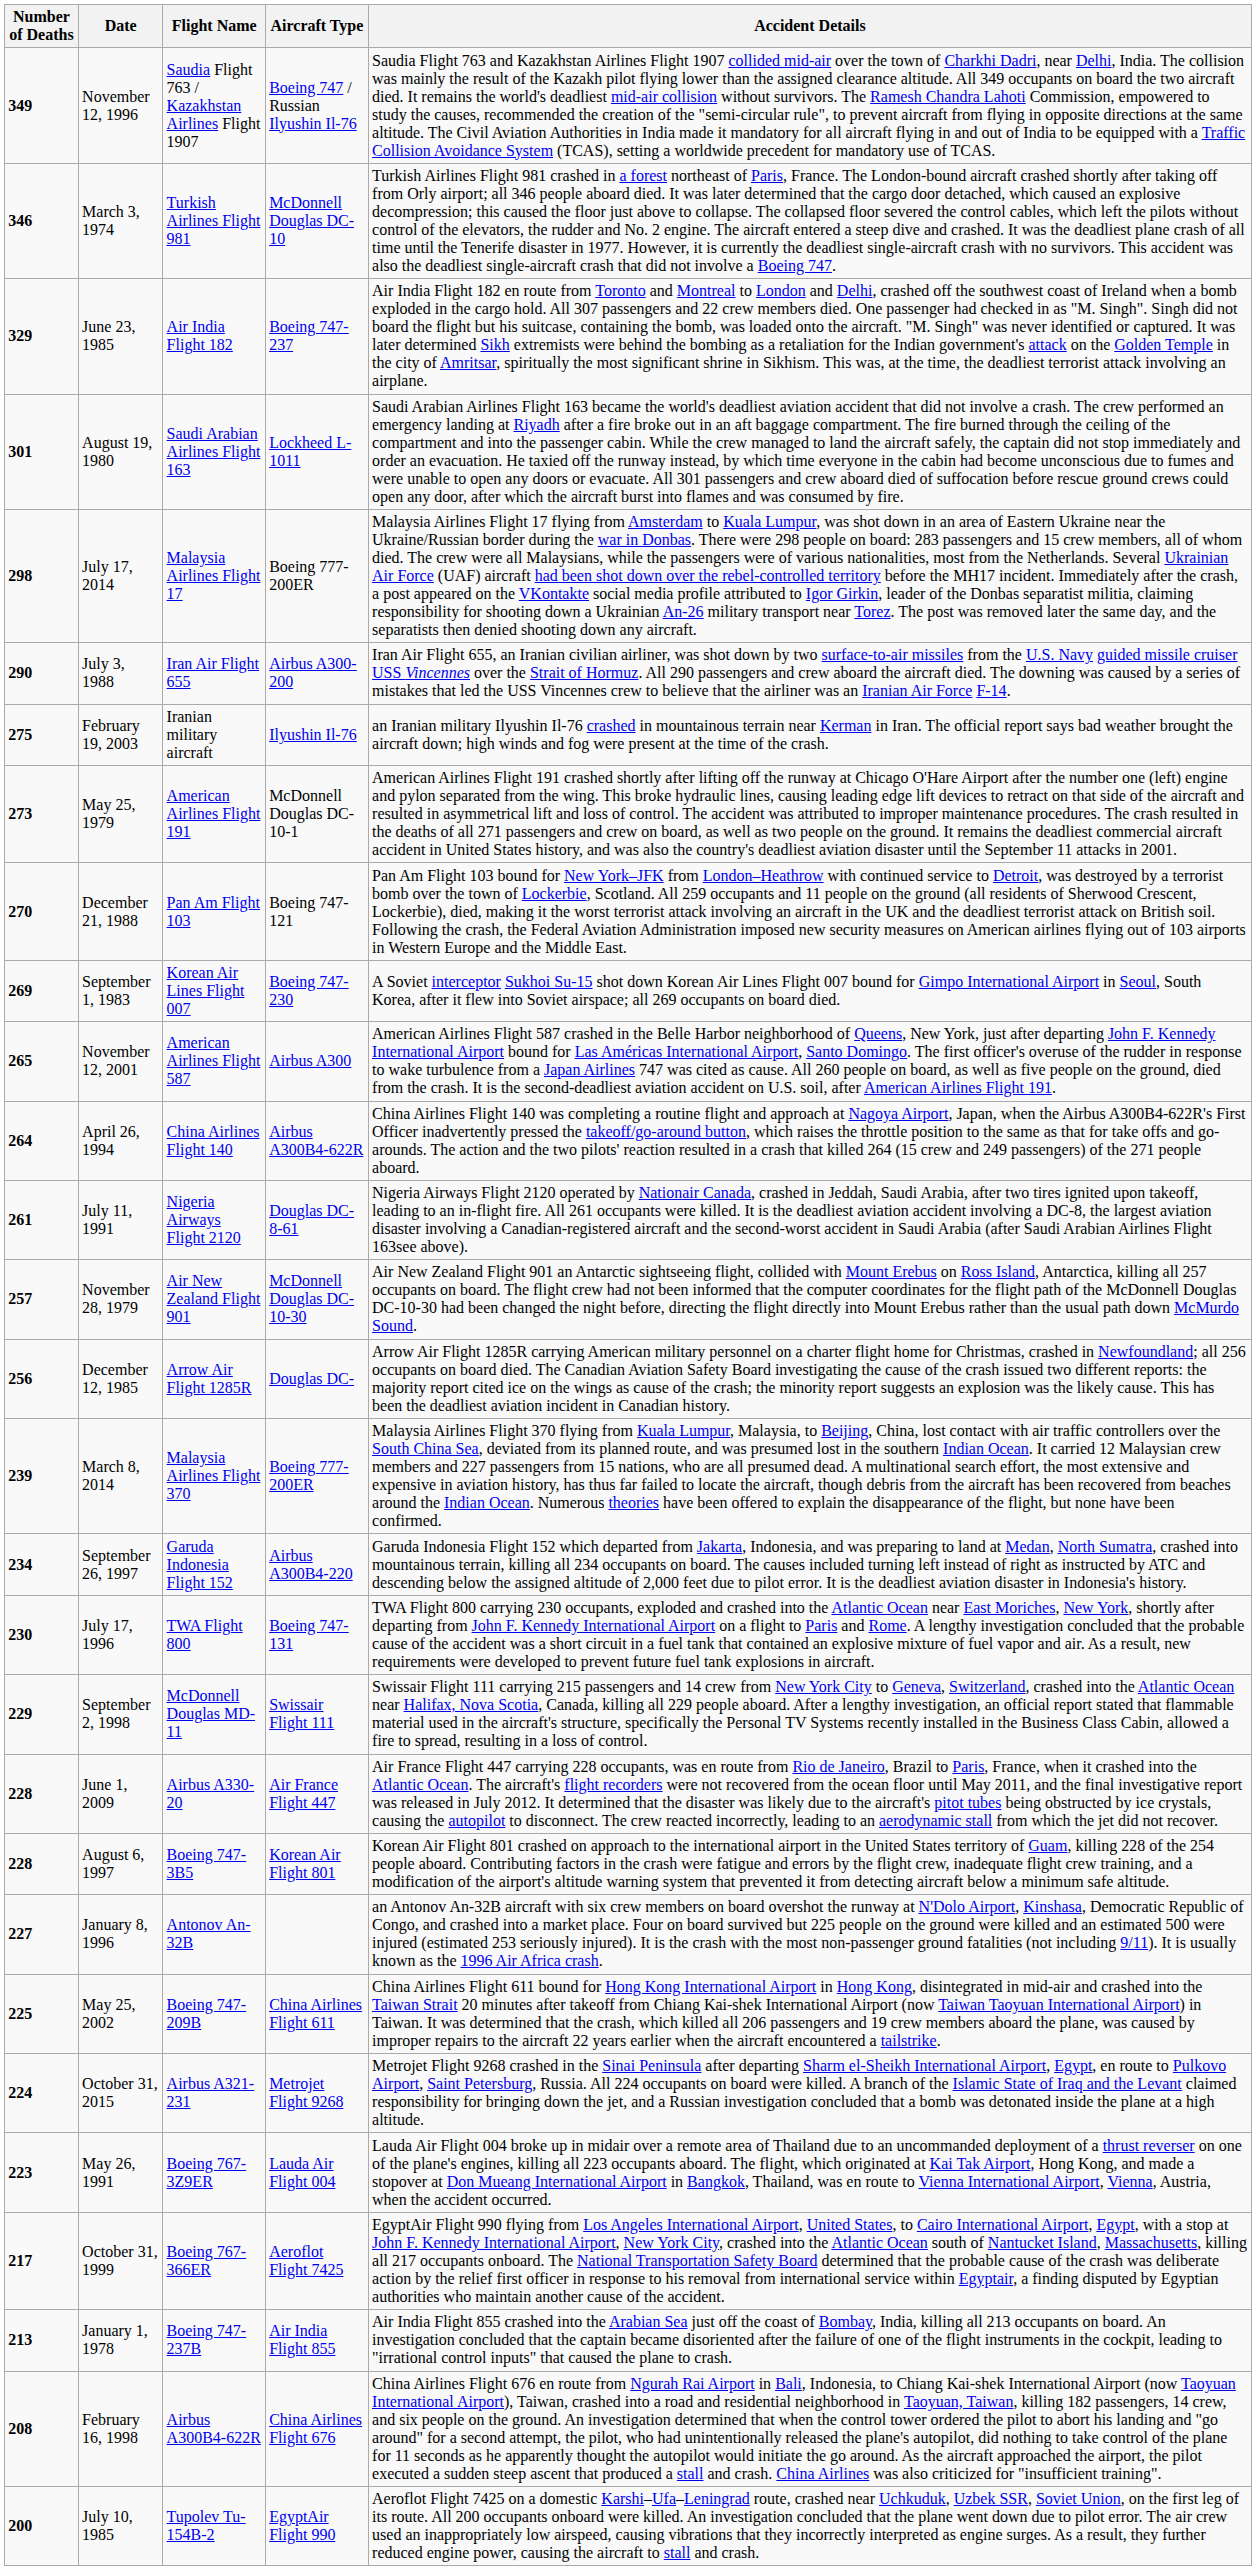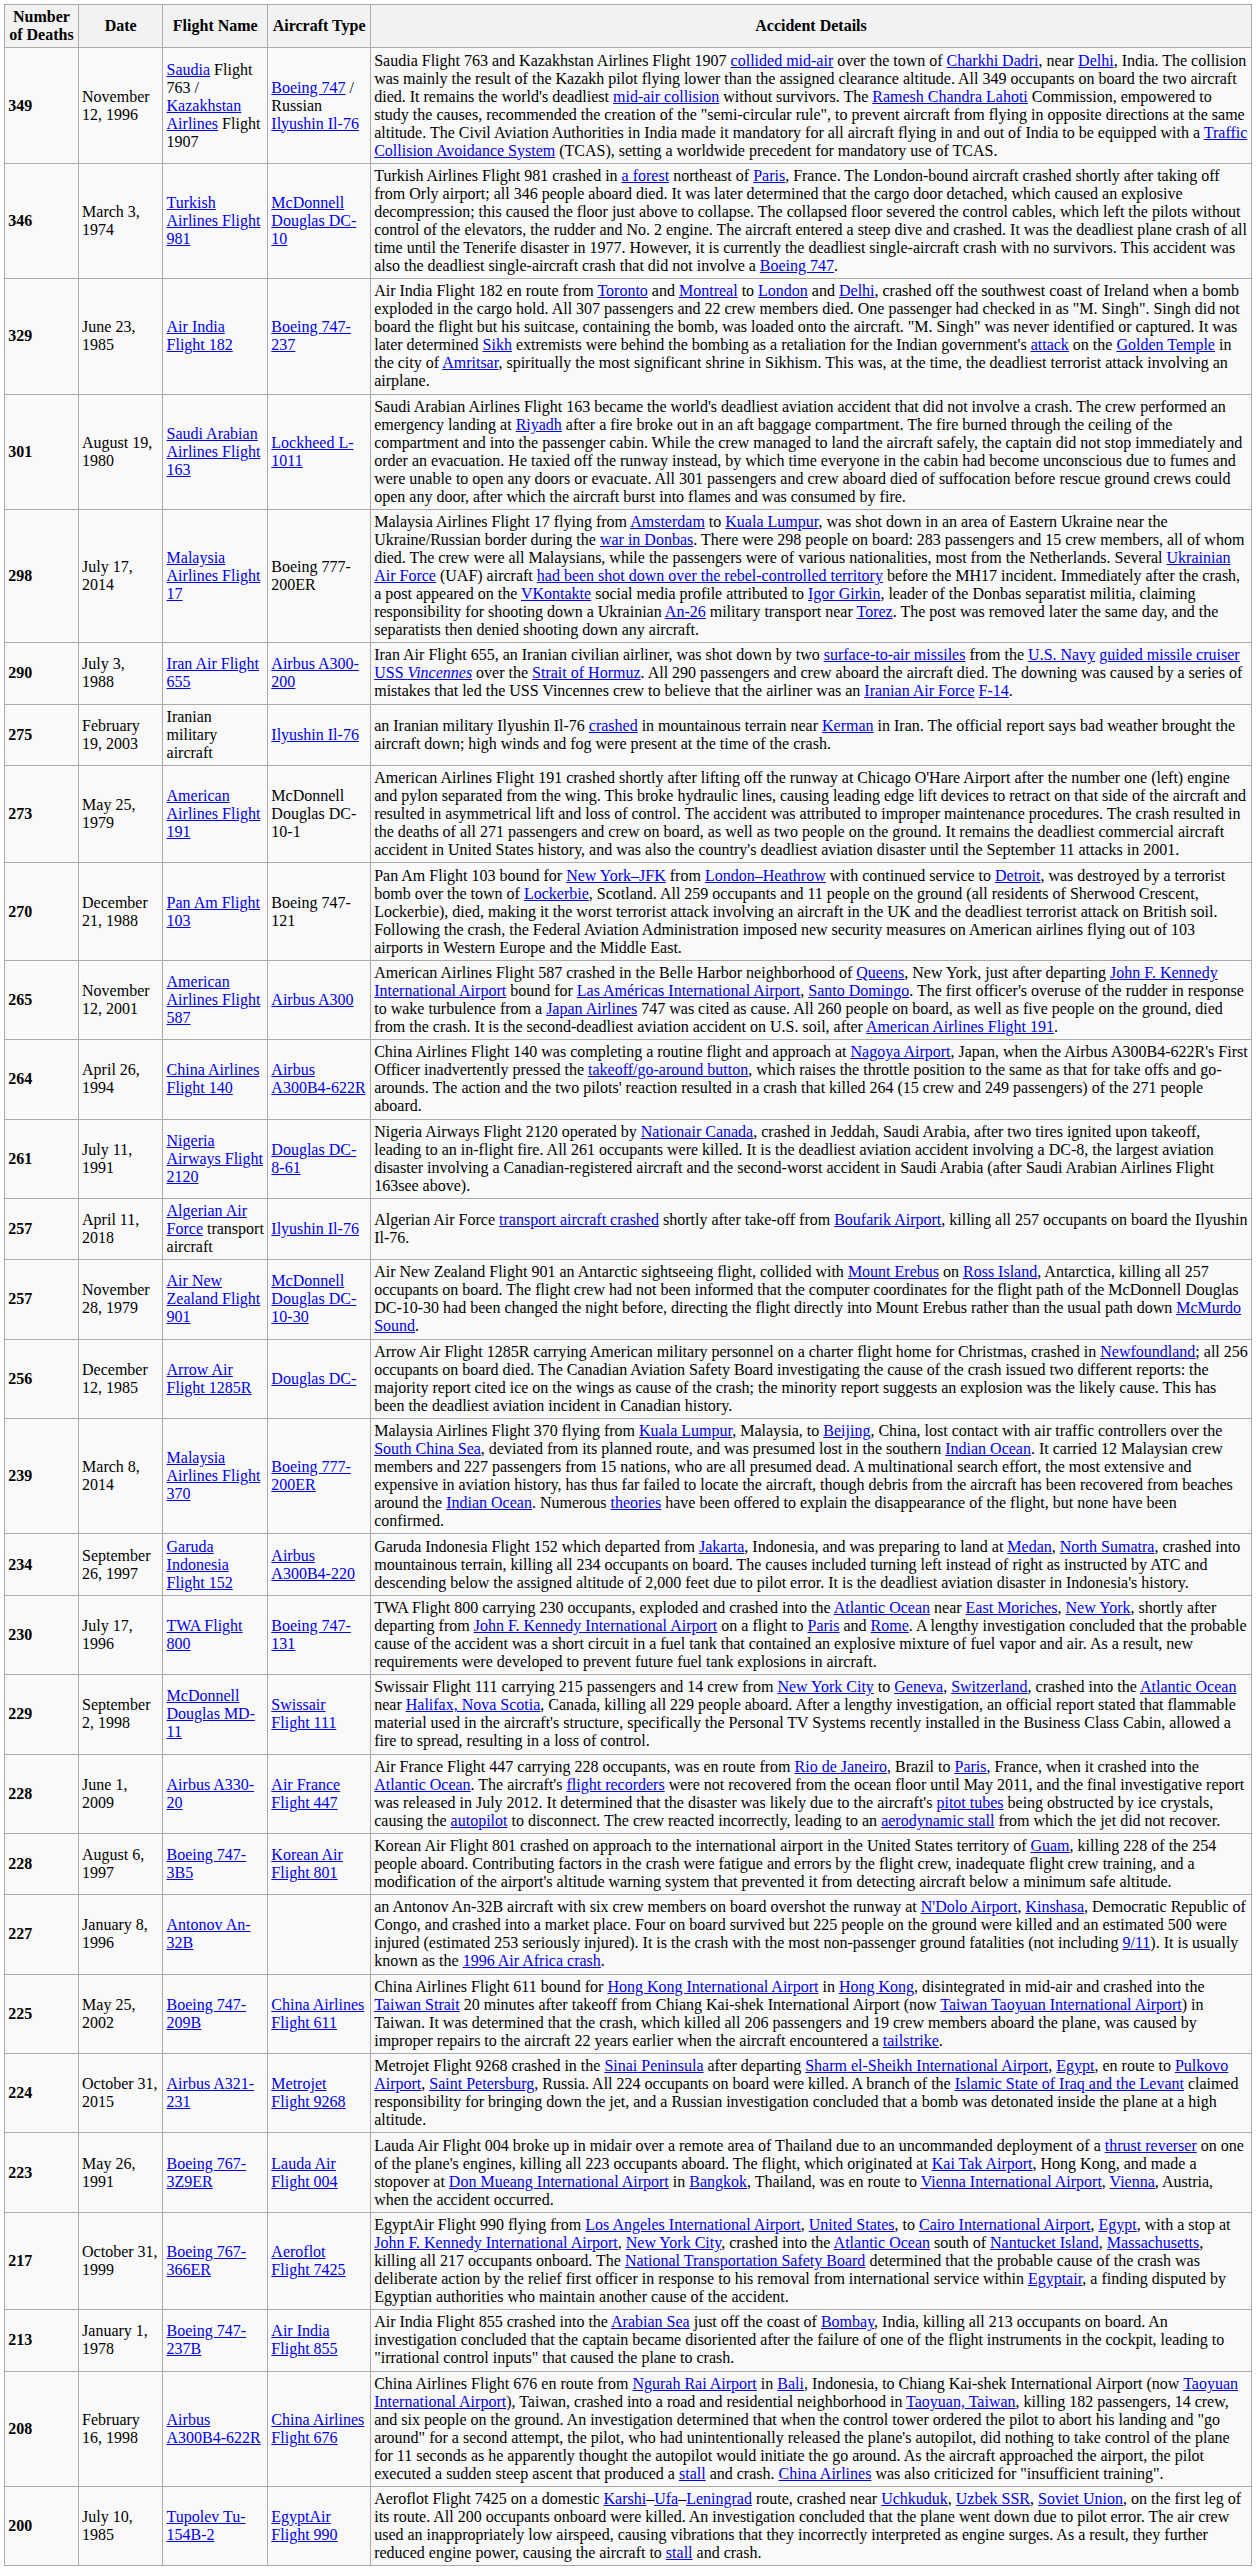- row: (116, 990)
+ row: (111, 1229)
